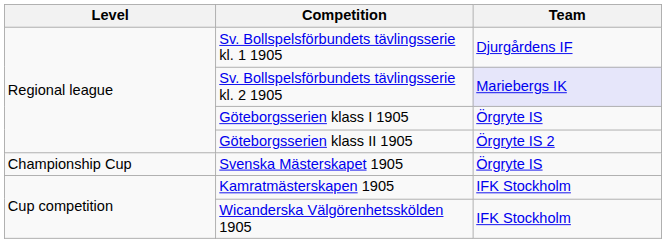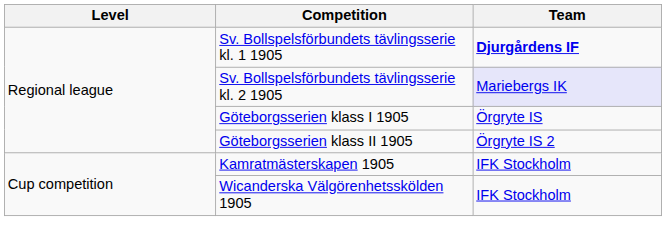(524, 47) normal -> (528, 47) bold
- row: (311, 164)
